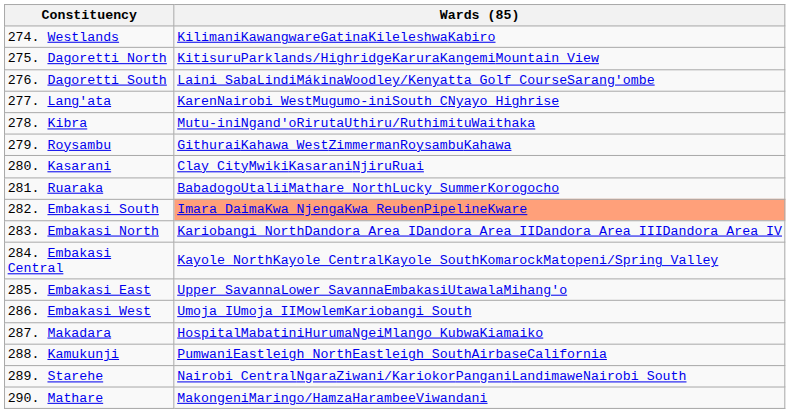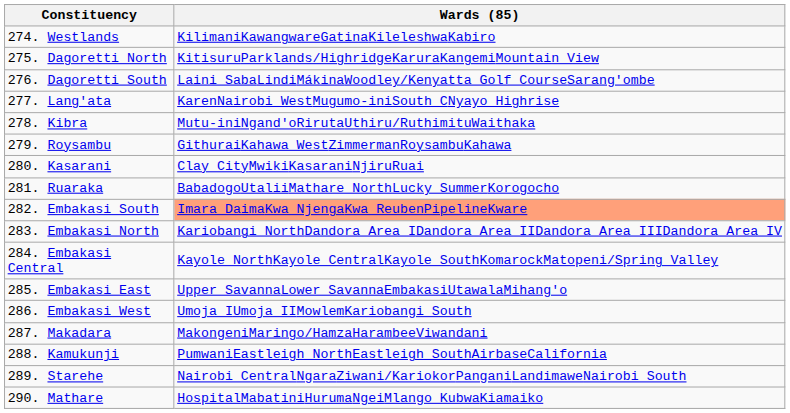(360, 333) HospitalMabatiniHurumaNgeiMlango KubwaKiamaiko -> (332, 333) MakongeniMaringo/HamzaHarambeeViwandani
(332, 398) MakongeniMaringo/HamzaHarambeeViwandani -> (360, 398) HospitalMabatiniHurumaNgeiMlango KubwaKiamaiko
